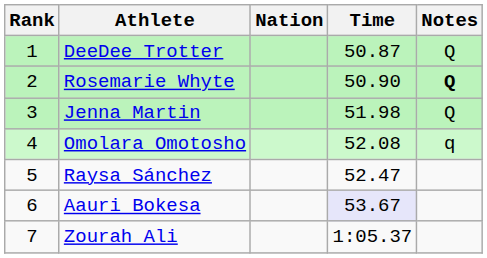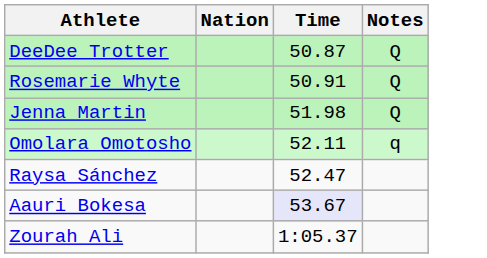- column: (32, 20)
(372, 82) 50.90 -> (318, 82) 50.91
(450, 82) bold -> (395, 82) normal
(372, 144) 52.08 -> (318, 144) 52.11
